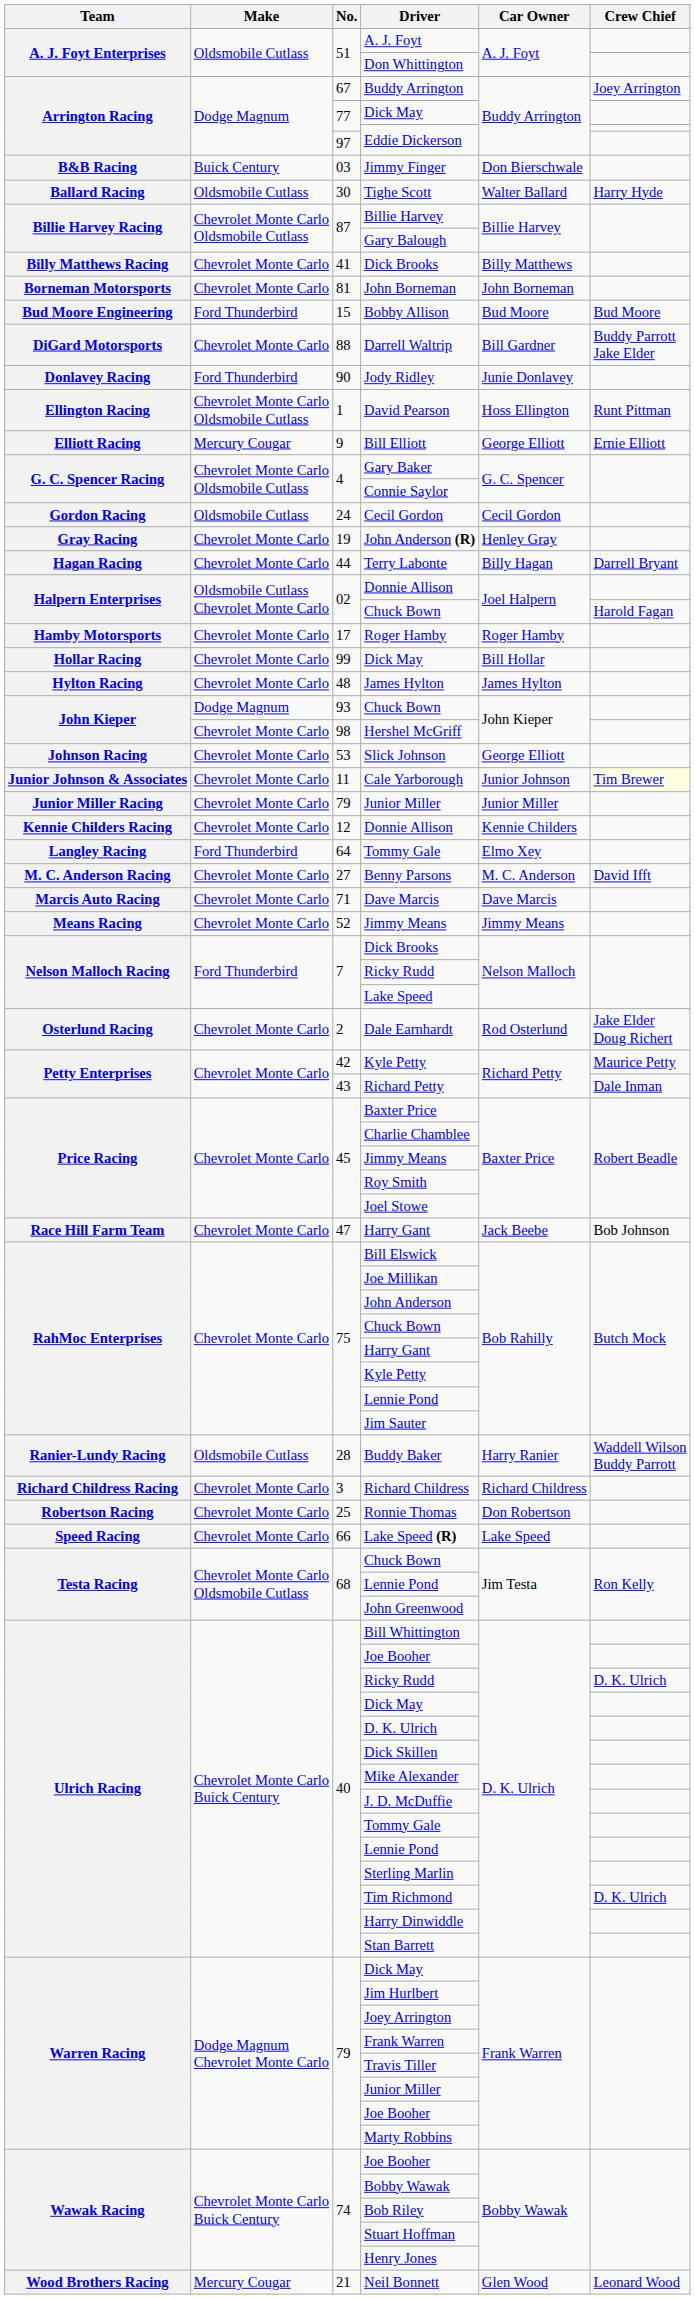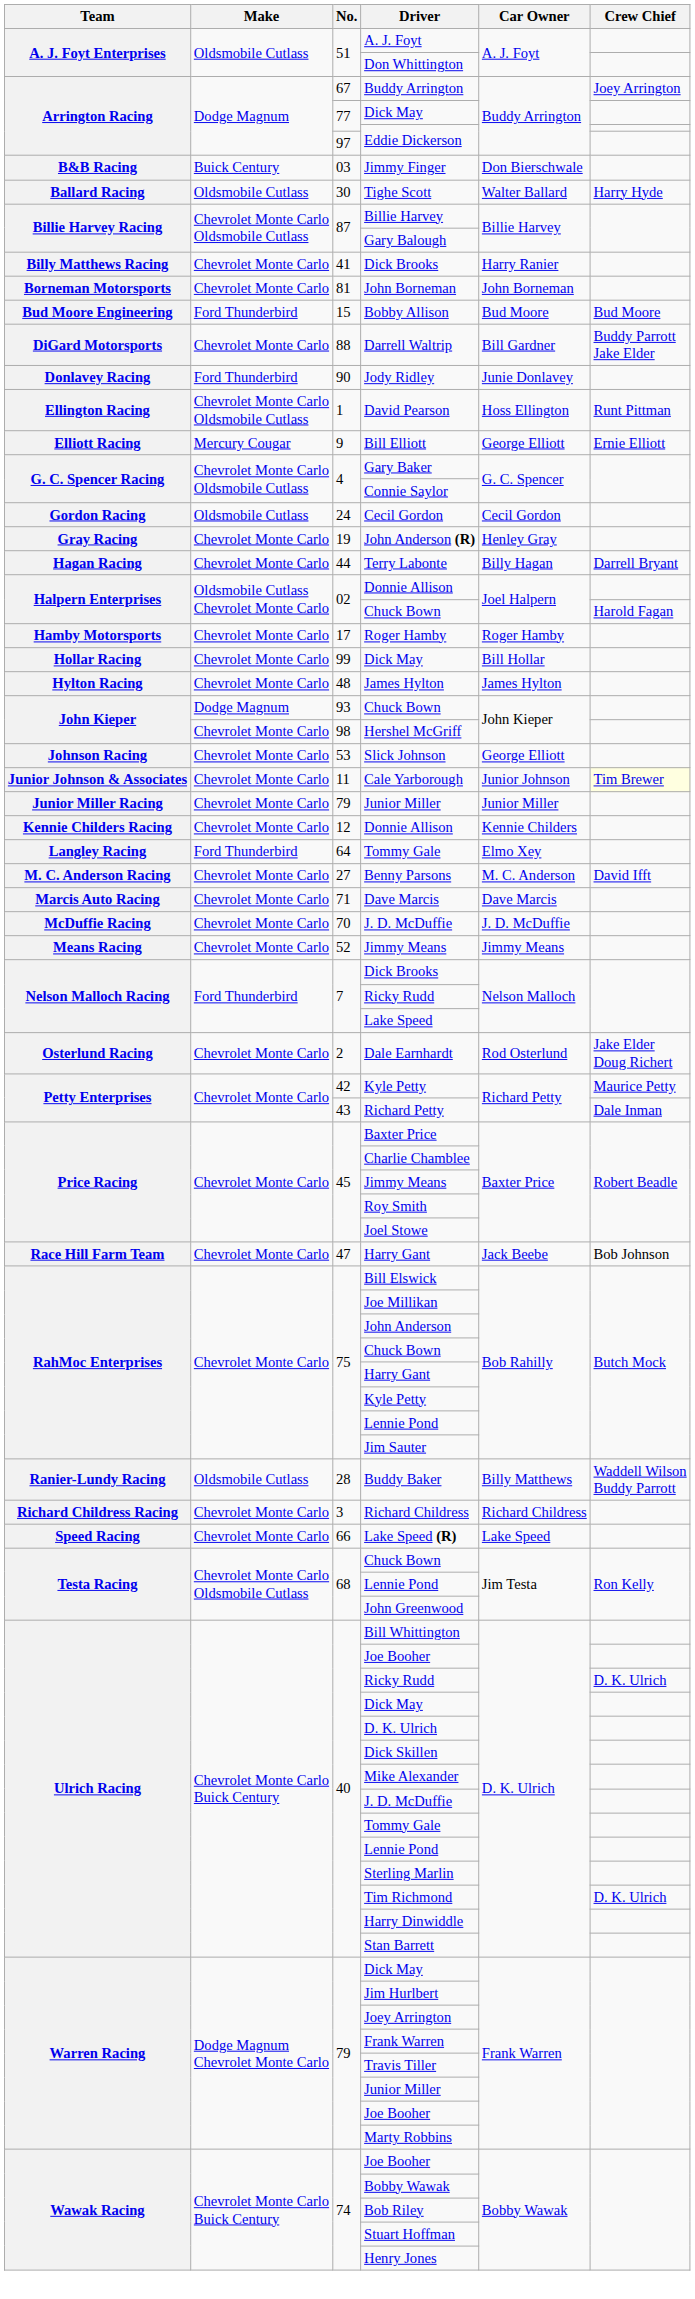(527, 264) Billy Matthews -> (520, 264) Harry Ranier
+ row: (343, 924)
(520, 1455) Harry Ranier -> (527, 1479) Billy Matthews
- row: (343, 1512)
- row: (343, 2282)
